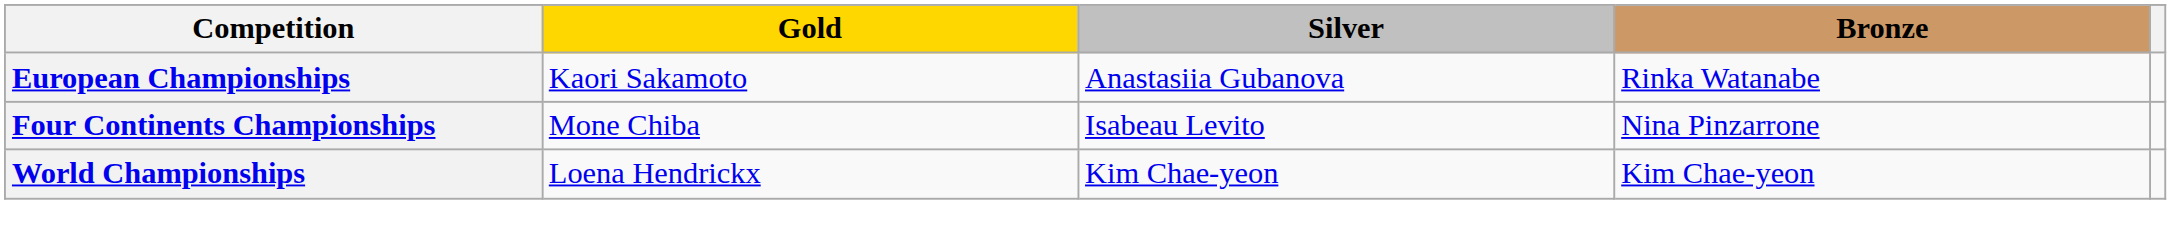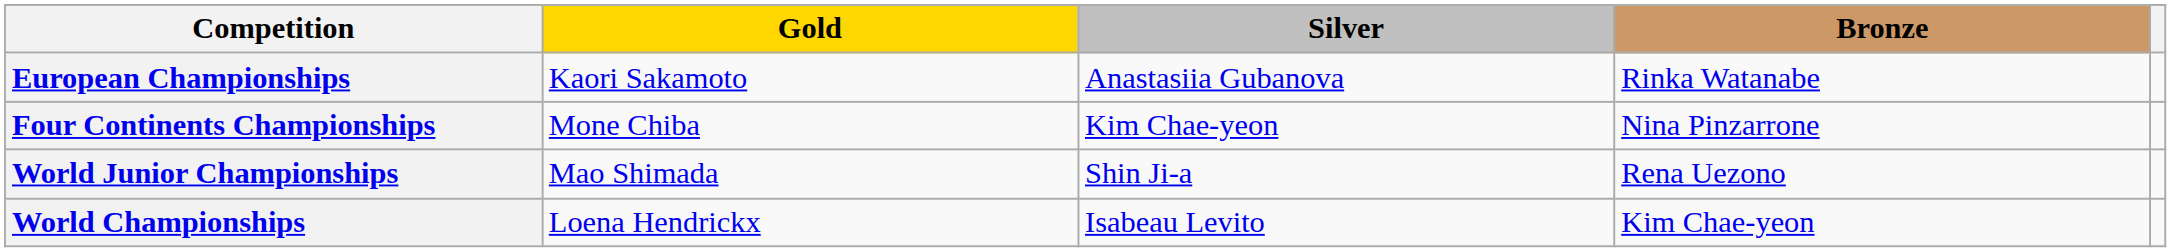(1175, 125) Isabeau Levito -> (1182, 125) Kim Chae-yeon
+ row: (205, 173)
(1182, 173) Kim Chae-yeon -> (1175, 221) Isabeau Levito
